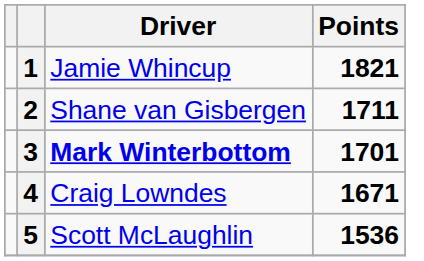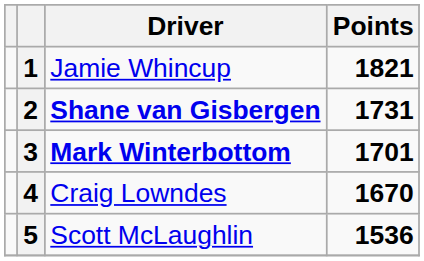(178, 110) normal -> (185, 110) bold
(370, 110) 1711 -> (384, 110) 1731
(370, 193) 1671 -> (384, 193) 1670
